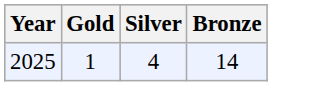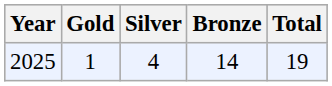+ column: (297, 23)
